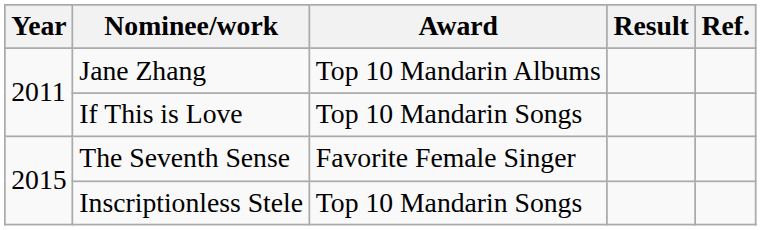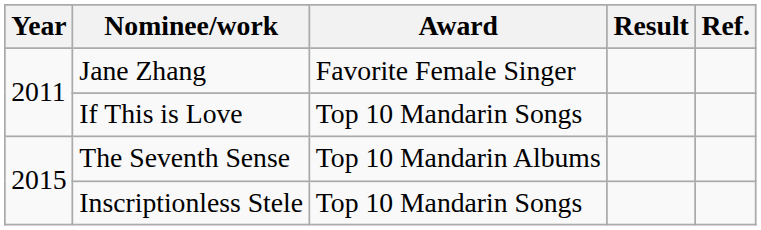(458, 70) Top 10 Mandarin Albums -> (446, 70) Favorite Female Singer
(446, 158) Favorite Female Singer -> (458, 158) Top 10 Mandarin Albums
